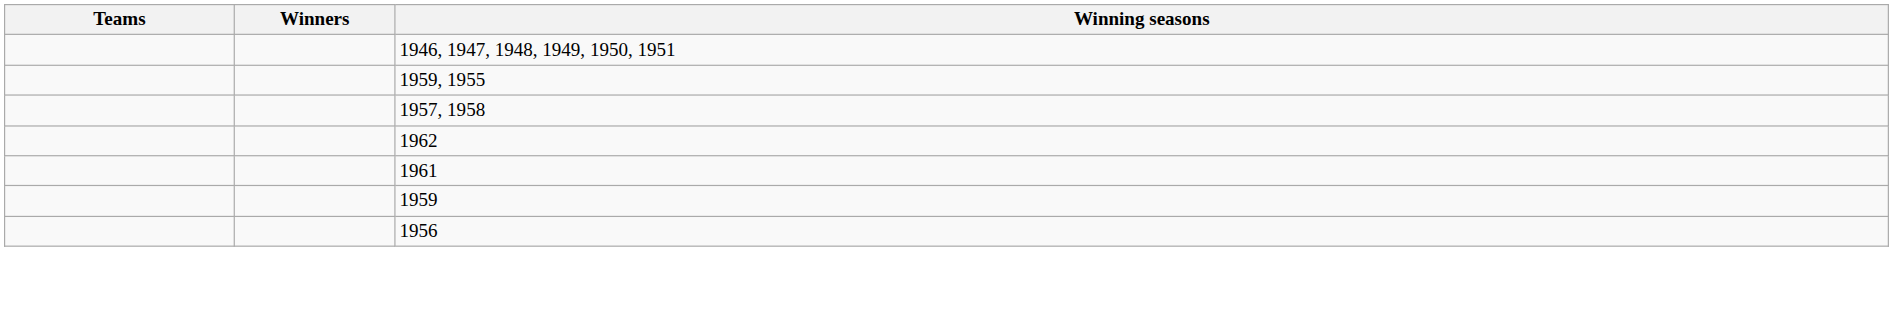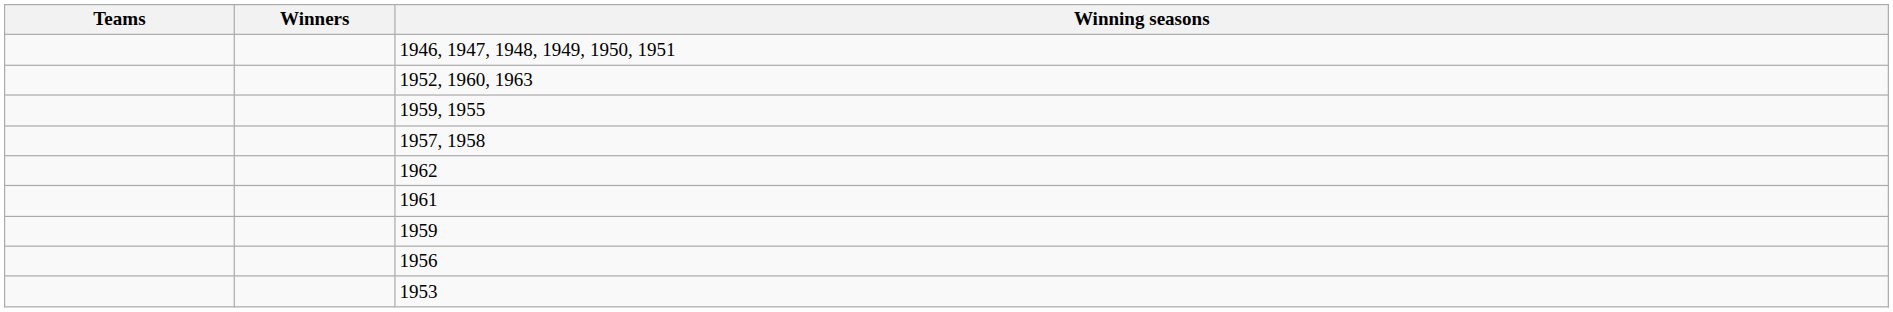+ row: (466, 79)
+ row: (419, 291)
